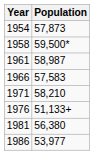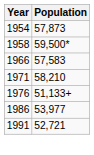- row: (18, 61)
- row: (18, 126)
+ row: (18, 126)
